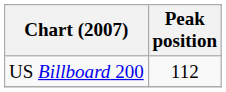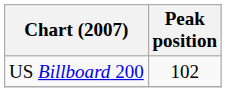(185, 71) 112 -> (185, 71) 102
